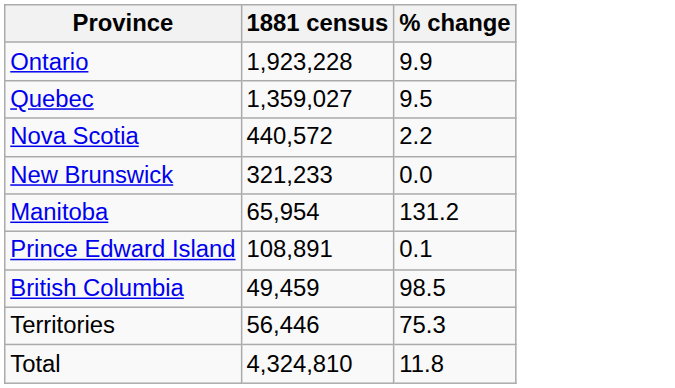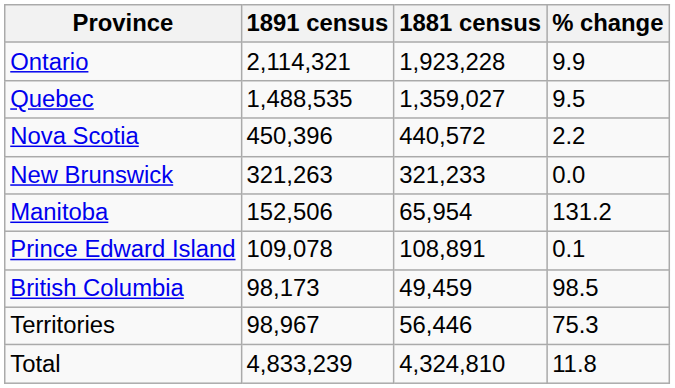+ column: (317, 23)
